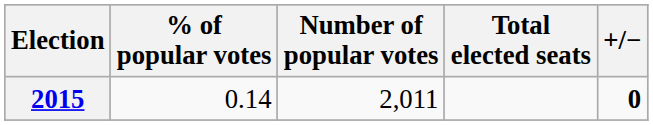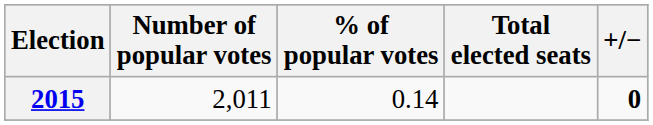columns swapped: (361, 40) <-> (194, 40)
